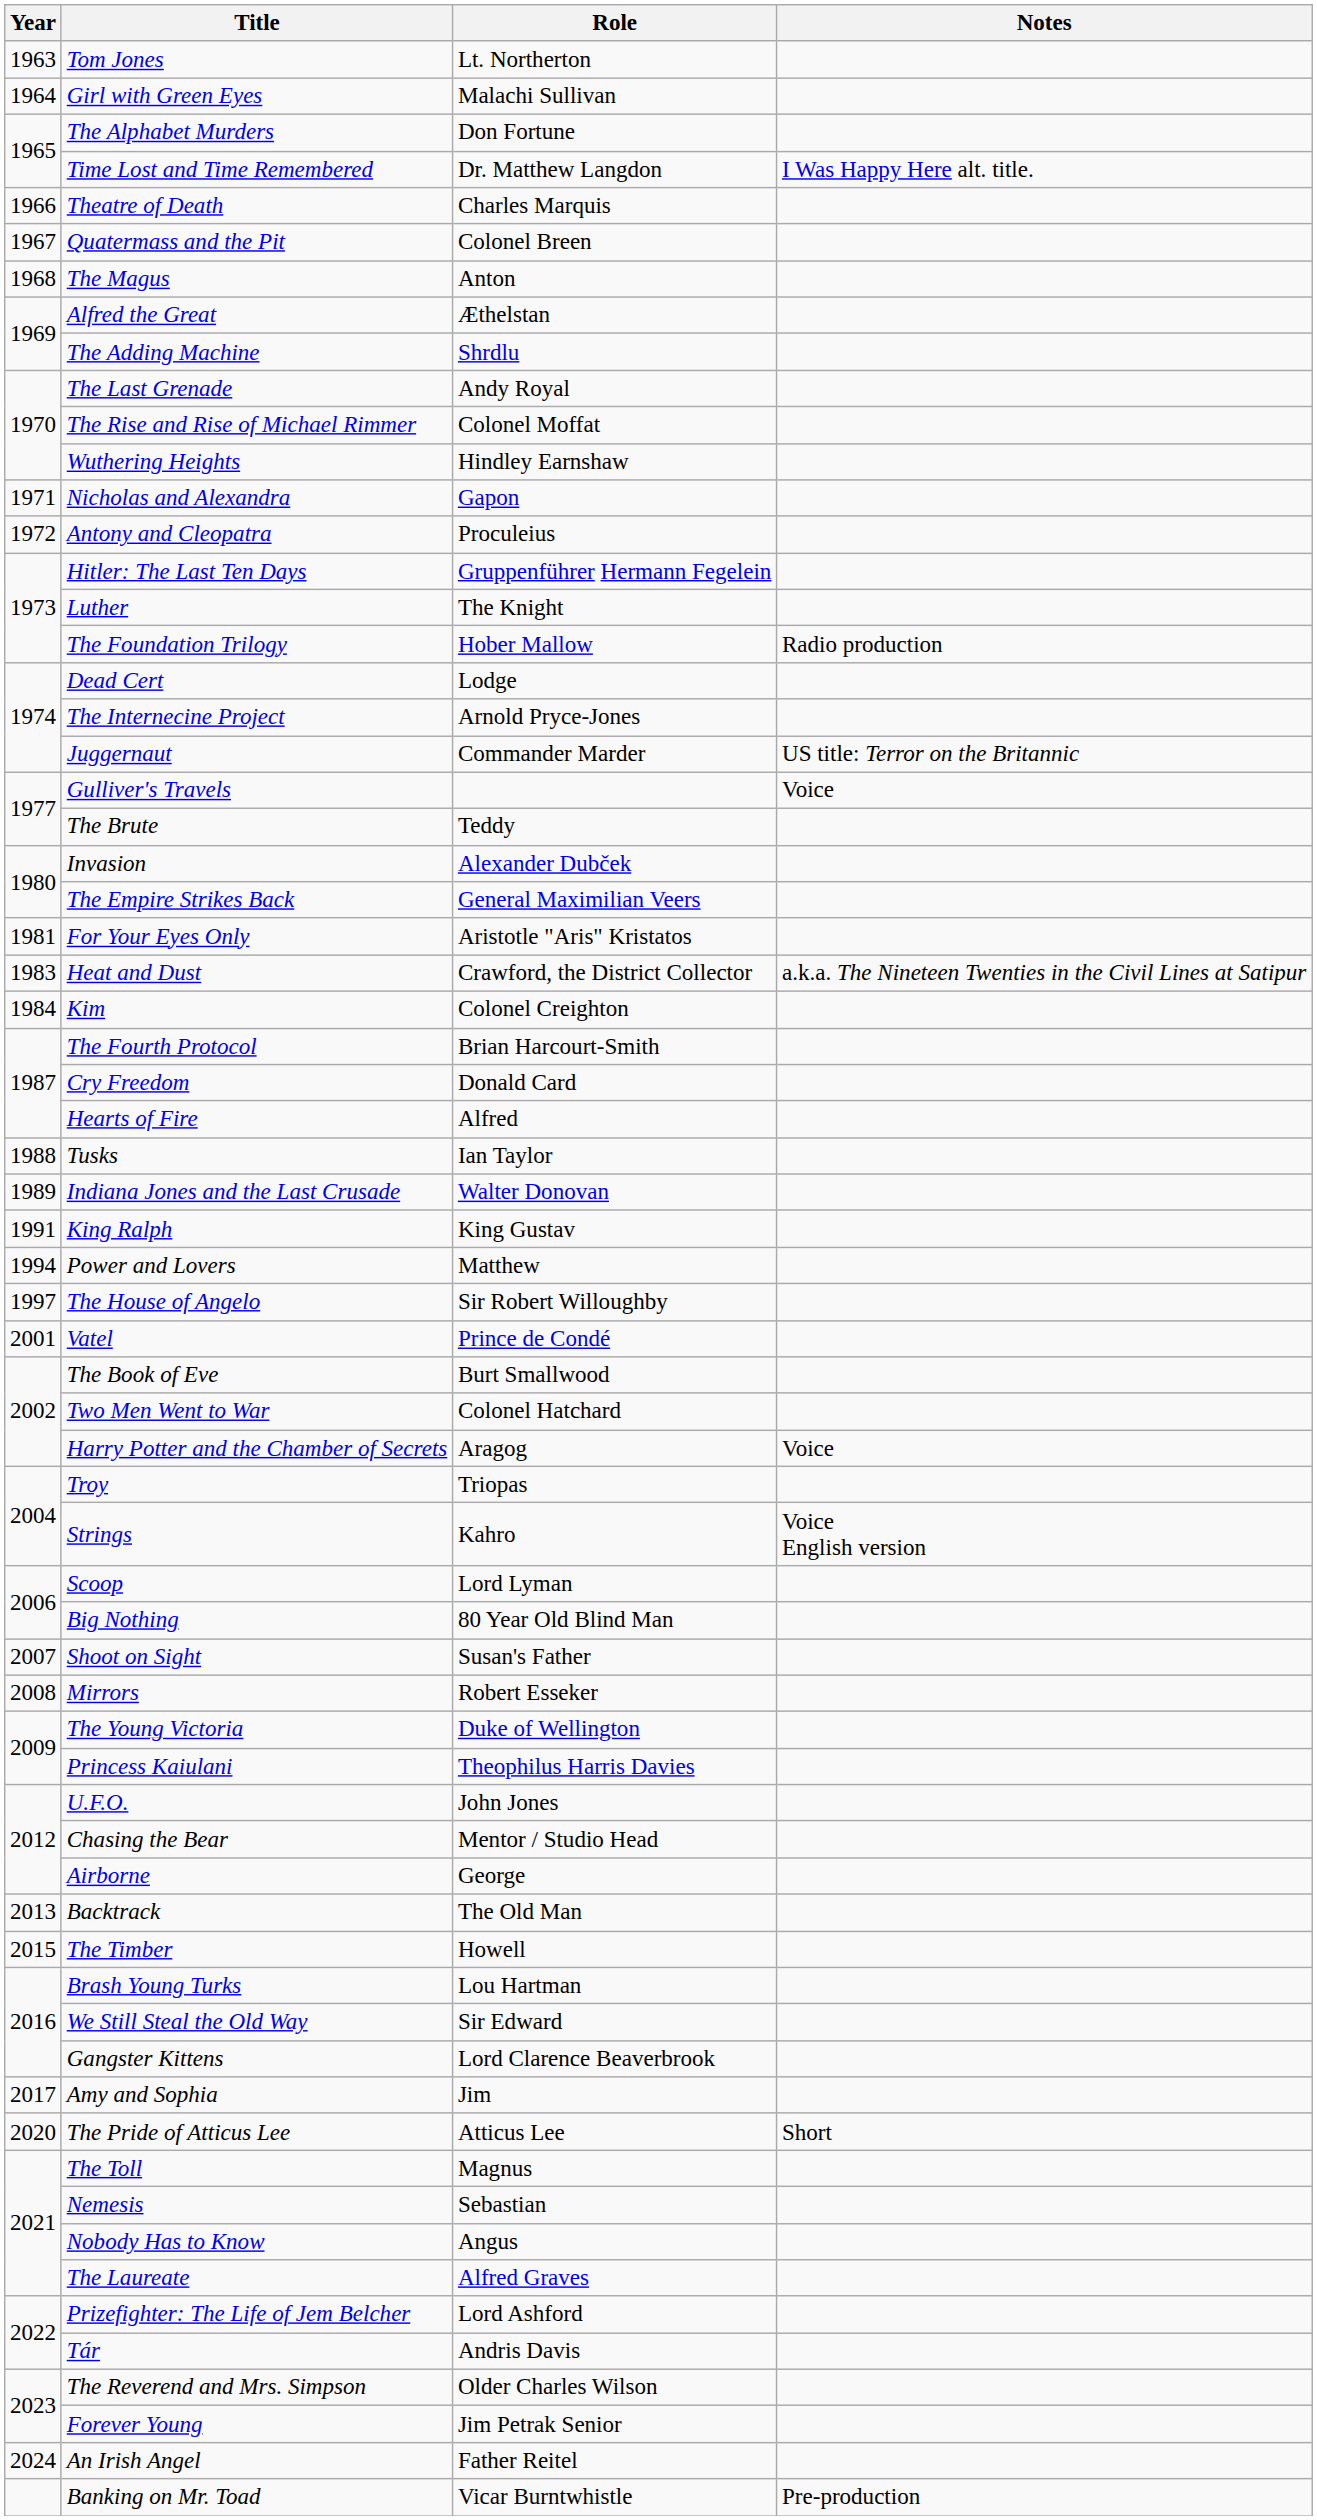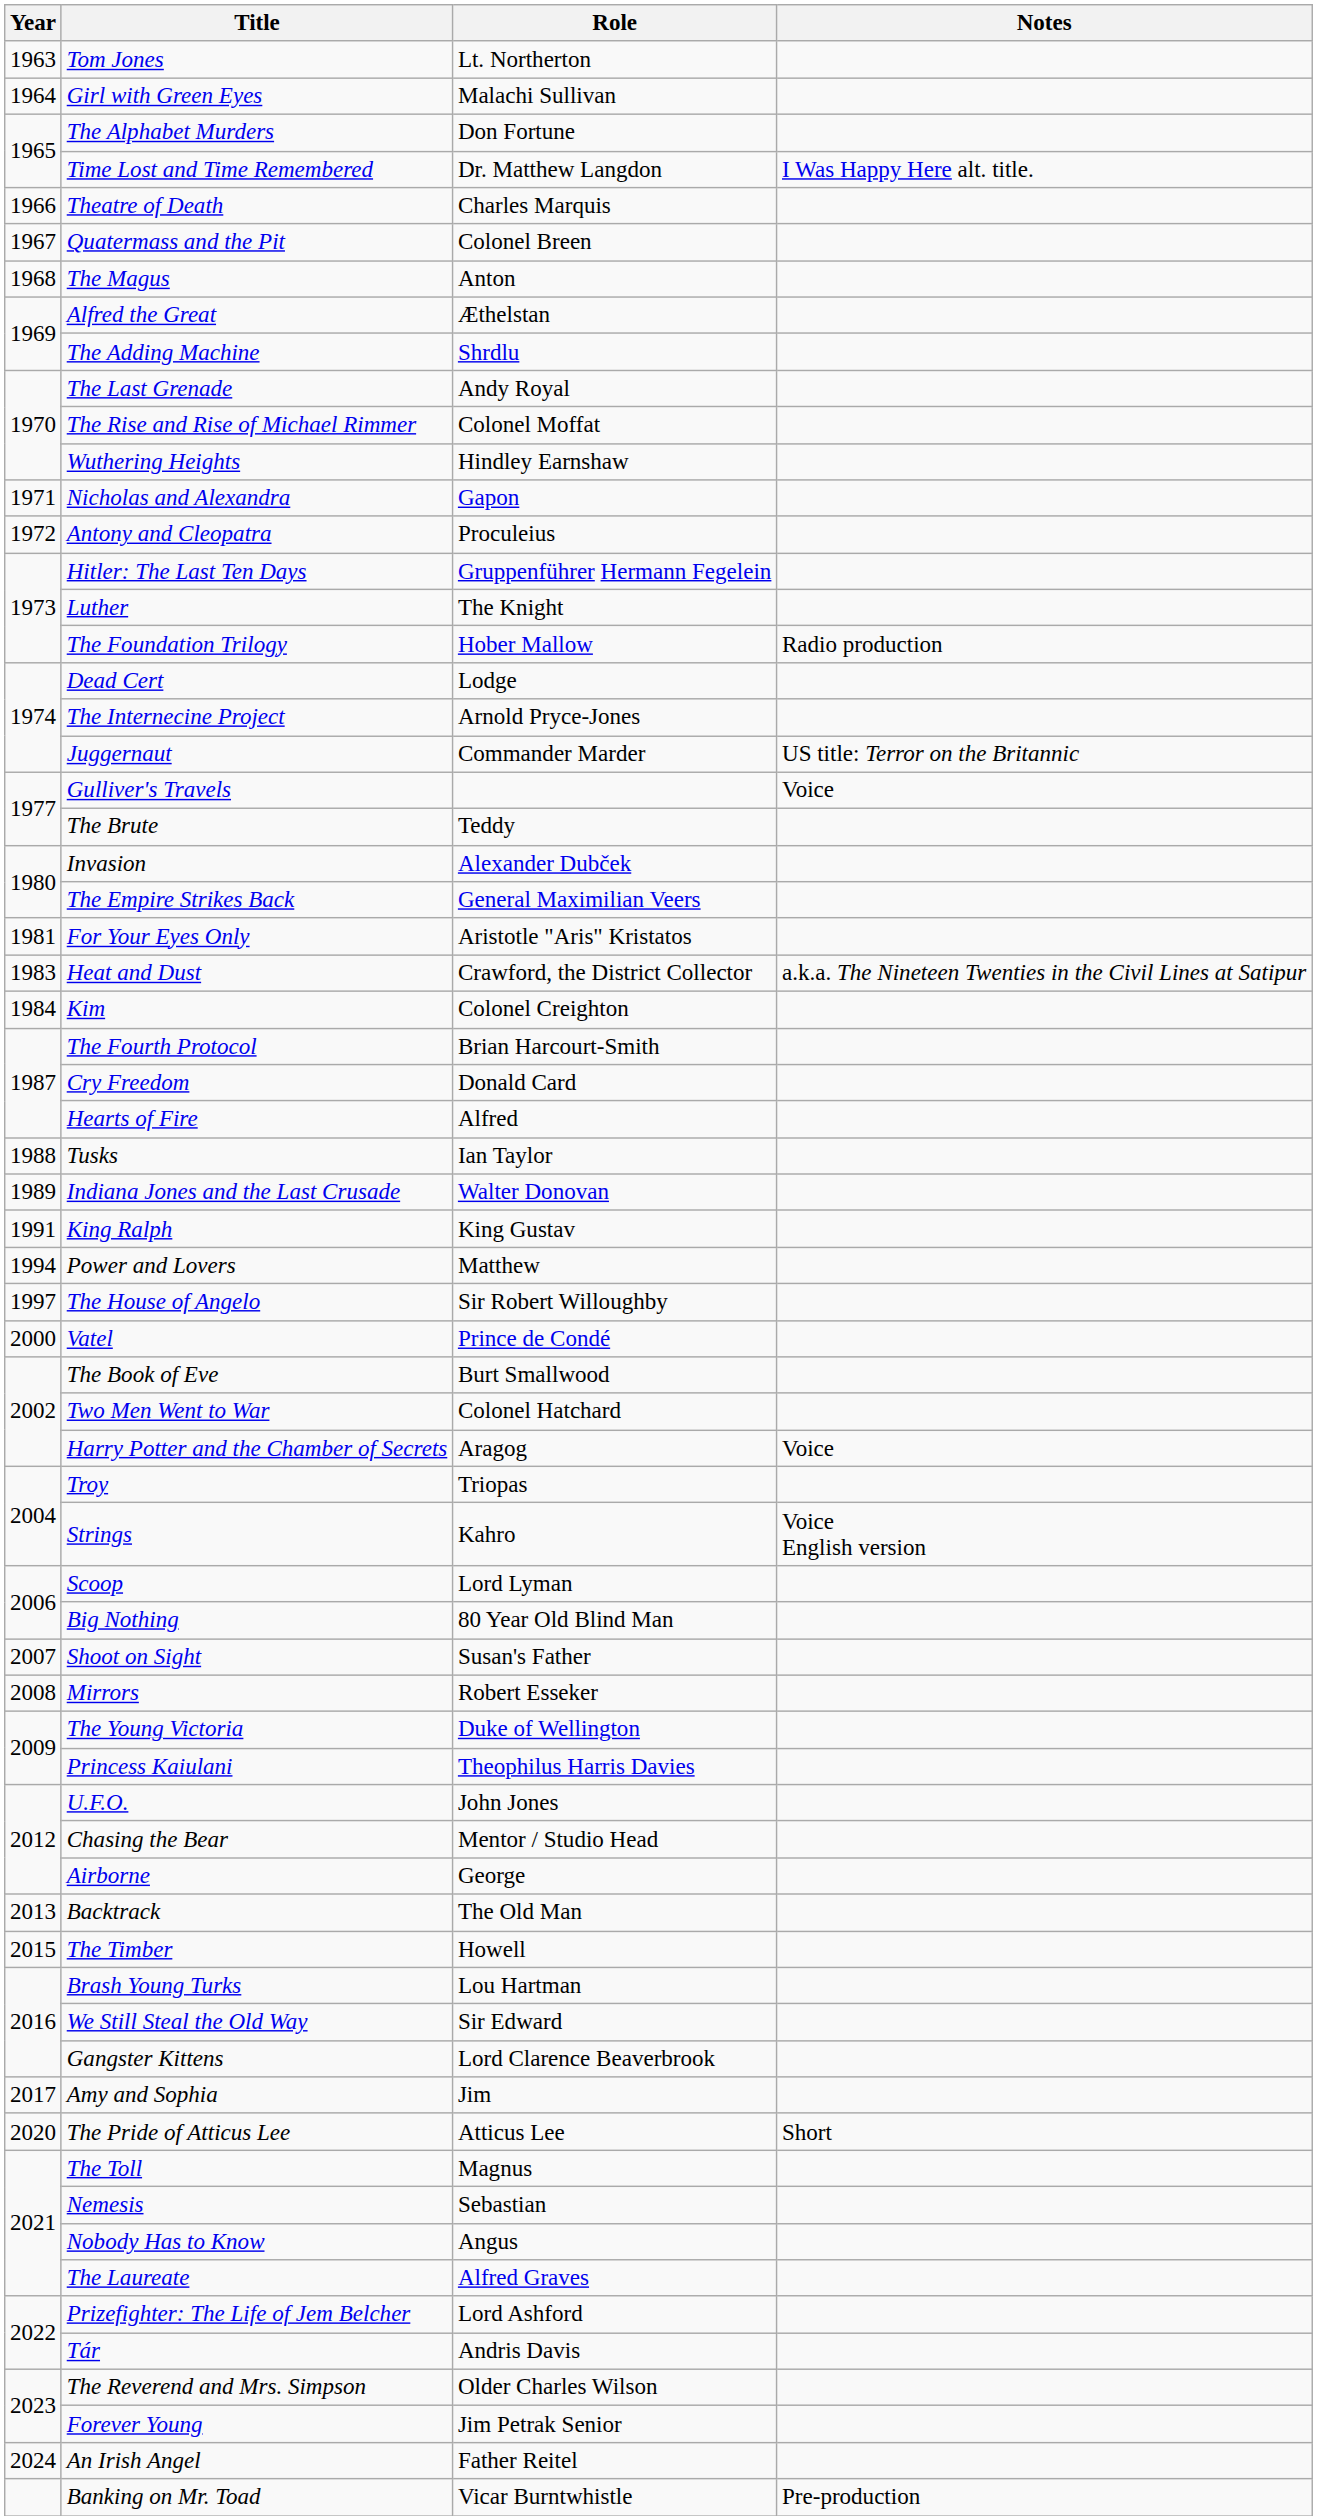(33, 1338) 2001 -> (33, 1338) 2000
